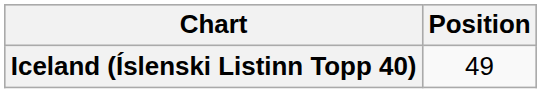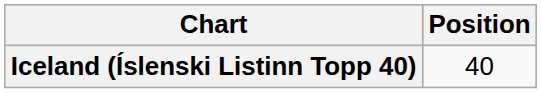(480, 66) 49 -> (480, 66) 40
